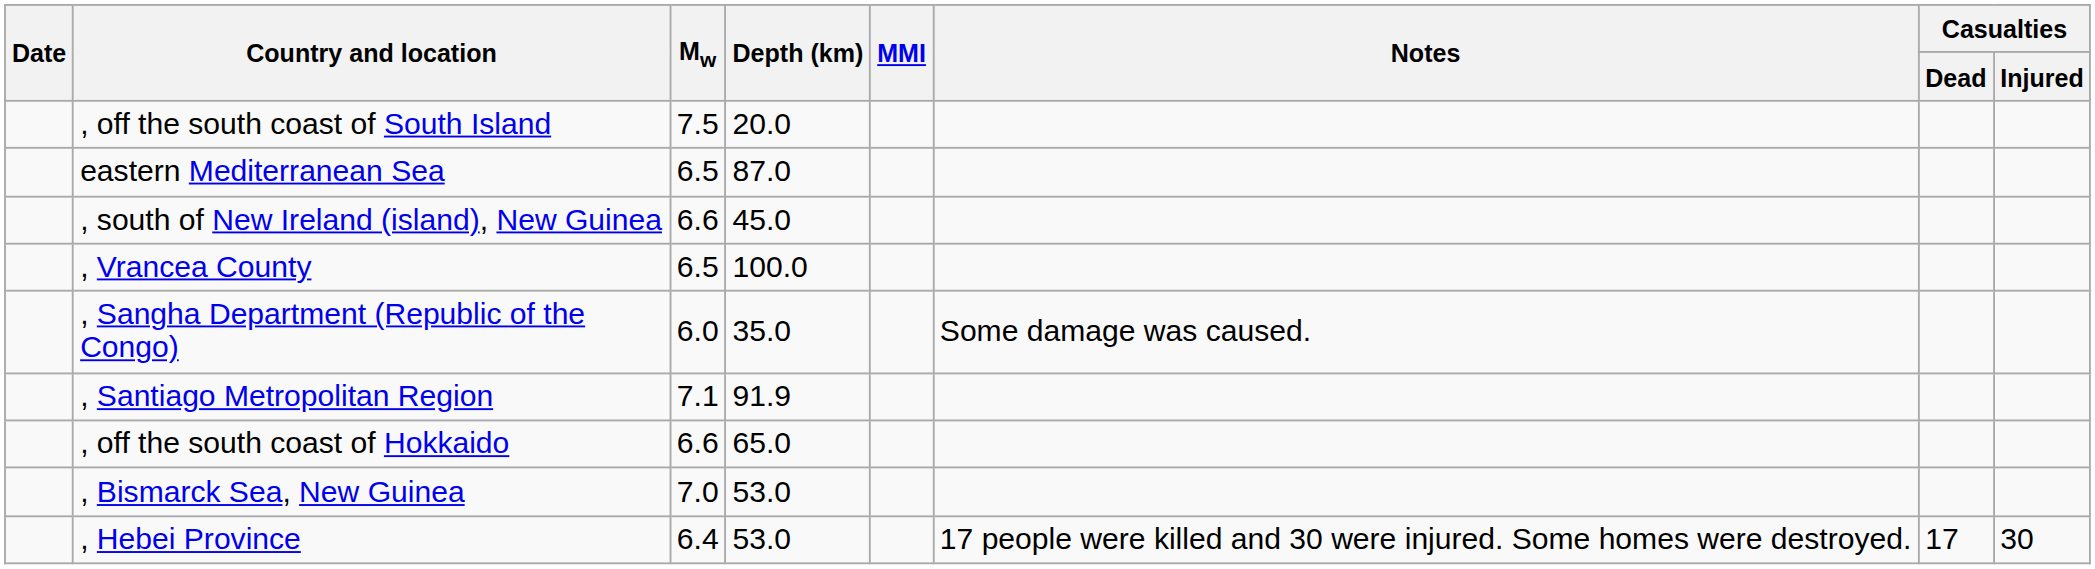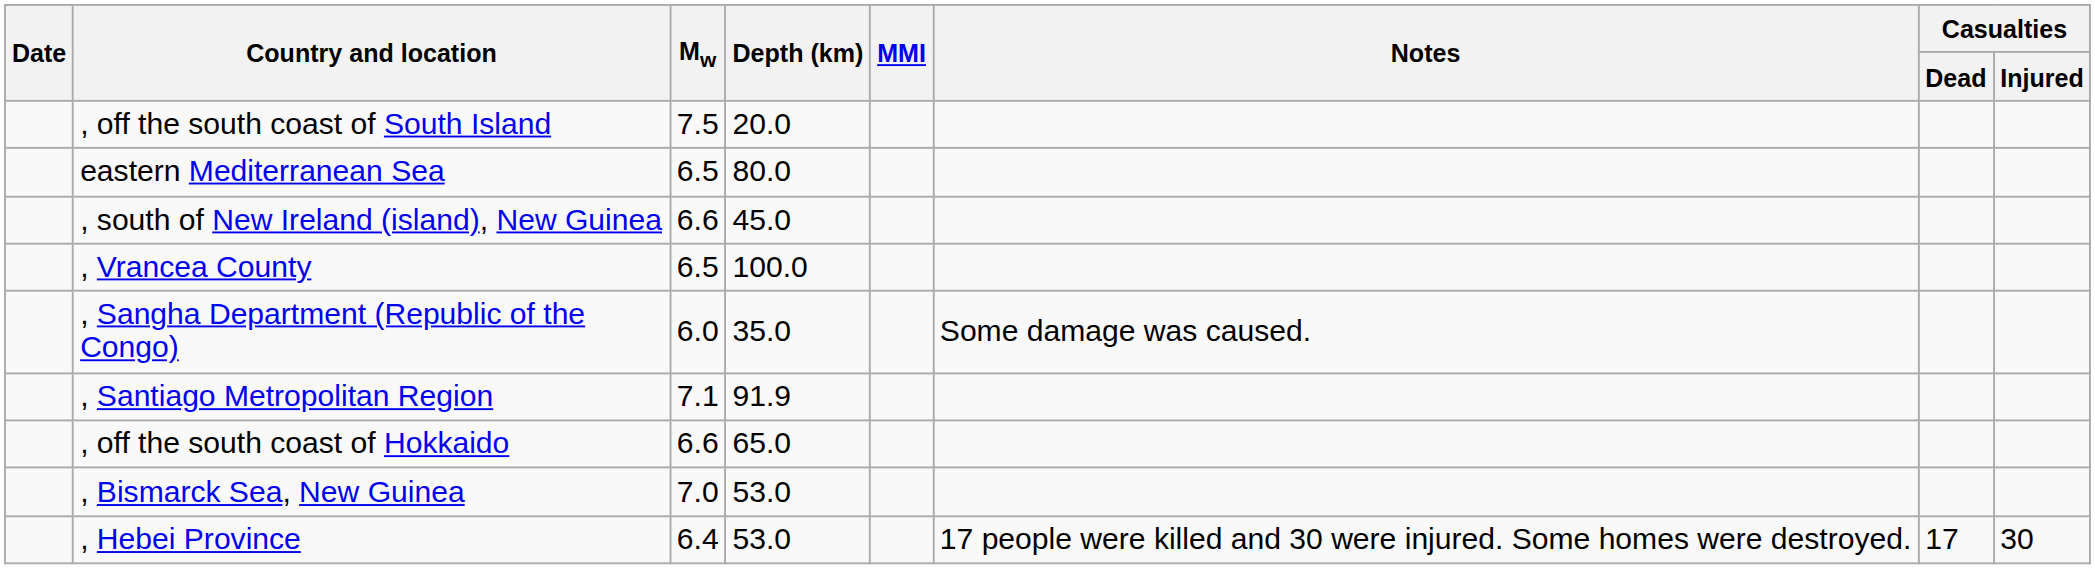(762, 171) 87.0 -> (762, 171) 80.0
